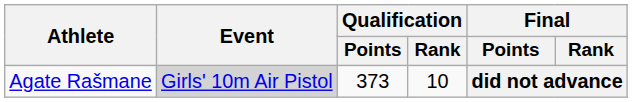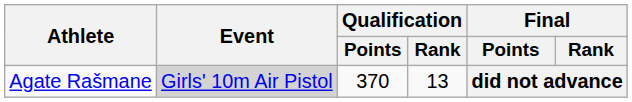(373, 82) 373 -> (373, 82) 370
(438, 82) 10 -> (438, 82) 13
